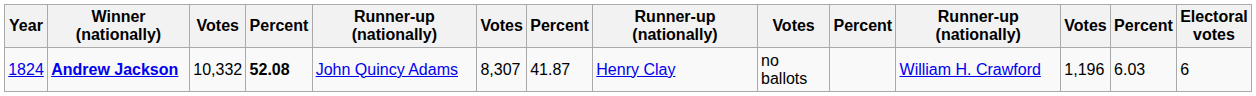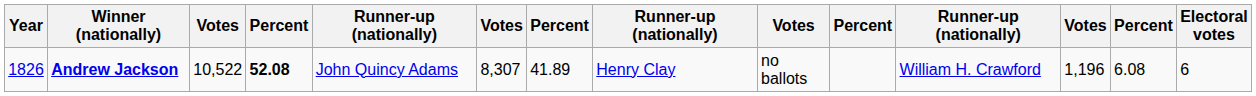(26, 69) 1824 -> (26, 69) 1826
(218, 69) 10,332 -> (218, 69) 10,522
(550, 69) 41.87 -> (550, 69) 41.89
(1130, 69) 6.03 -> (1130, 69) 6.08
